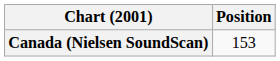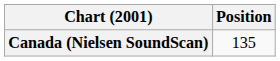(244, 42) 153 -> (244, 42) 135
